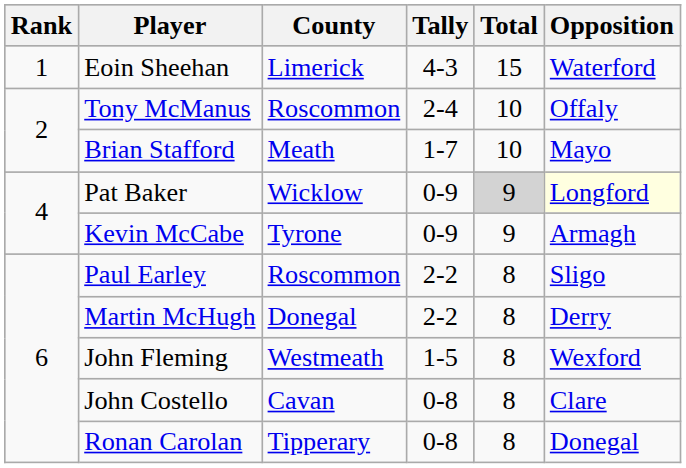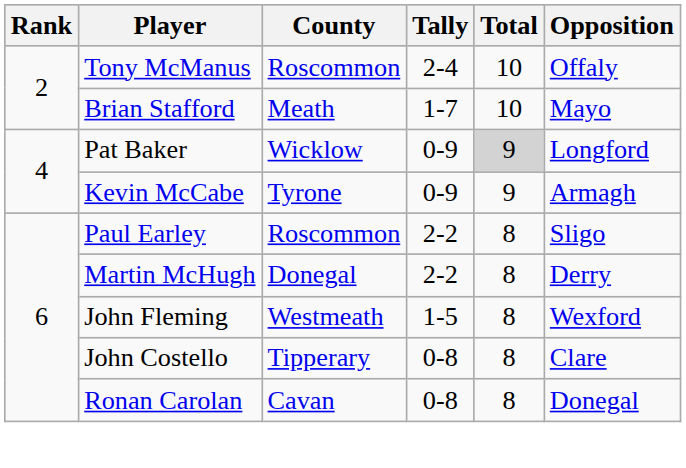- row: (157, 66)
(599, 191) lightyellow background -> (599, 150) no background
(301, 399) Cavan -> (319, 358) Tipperary
(319, 441) Tipperary -> (301, 399) Cavan
